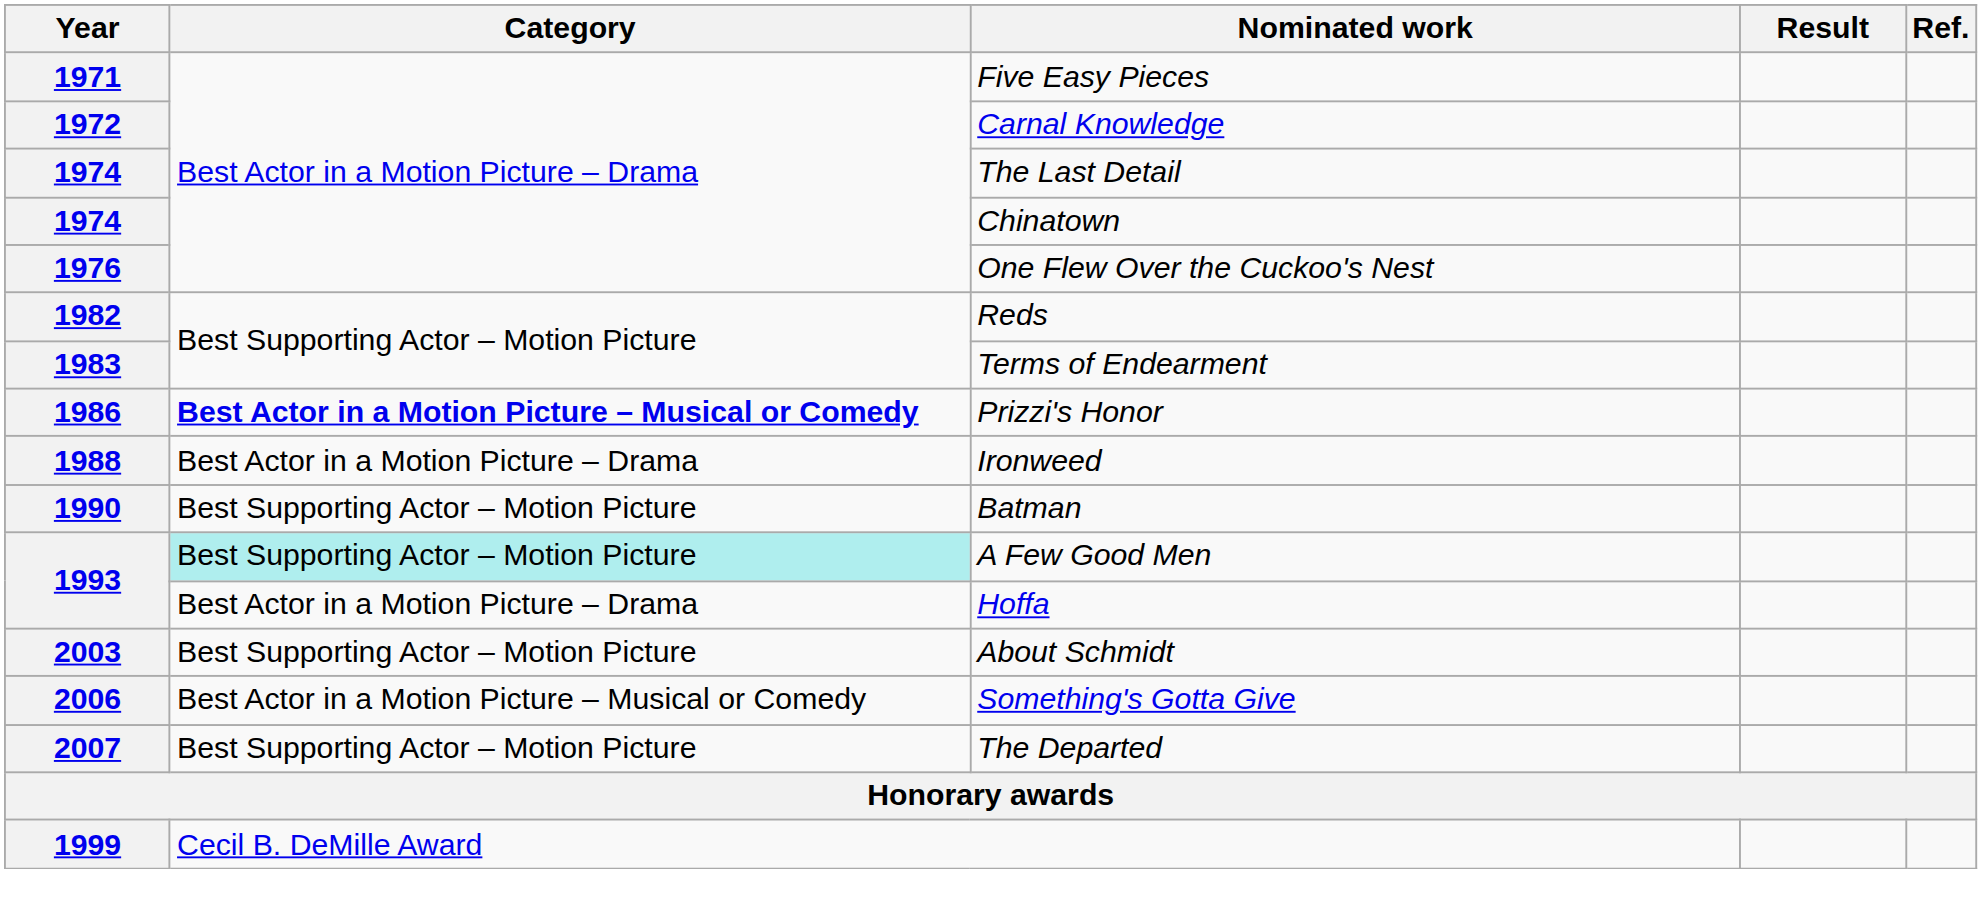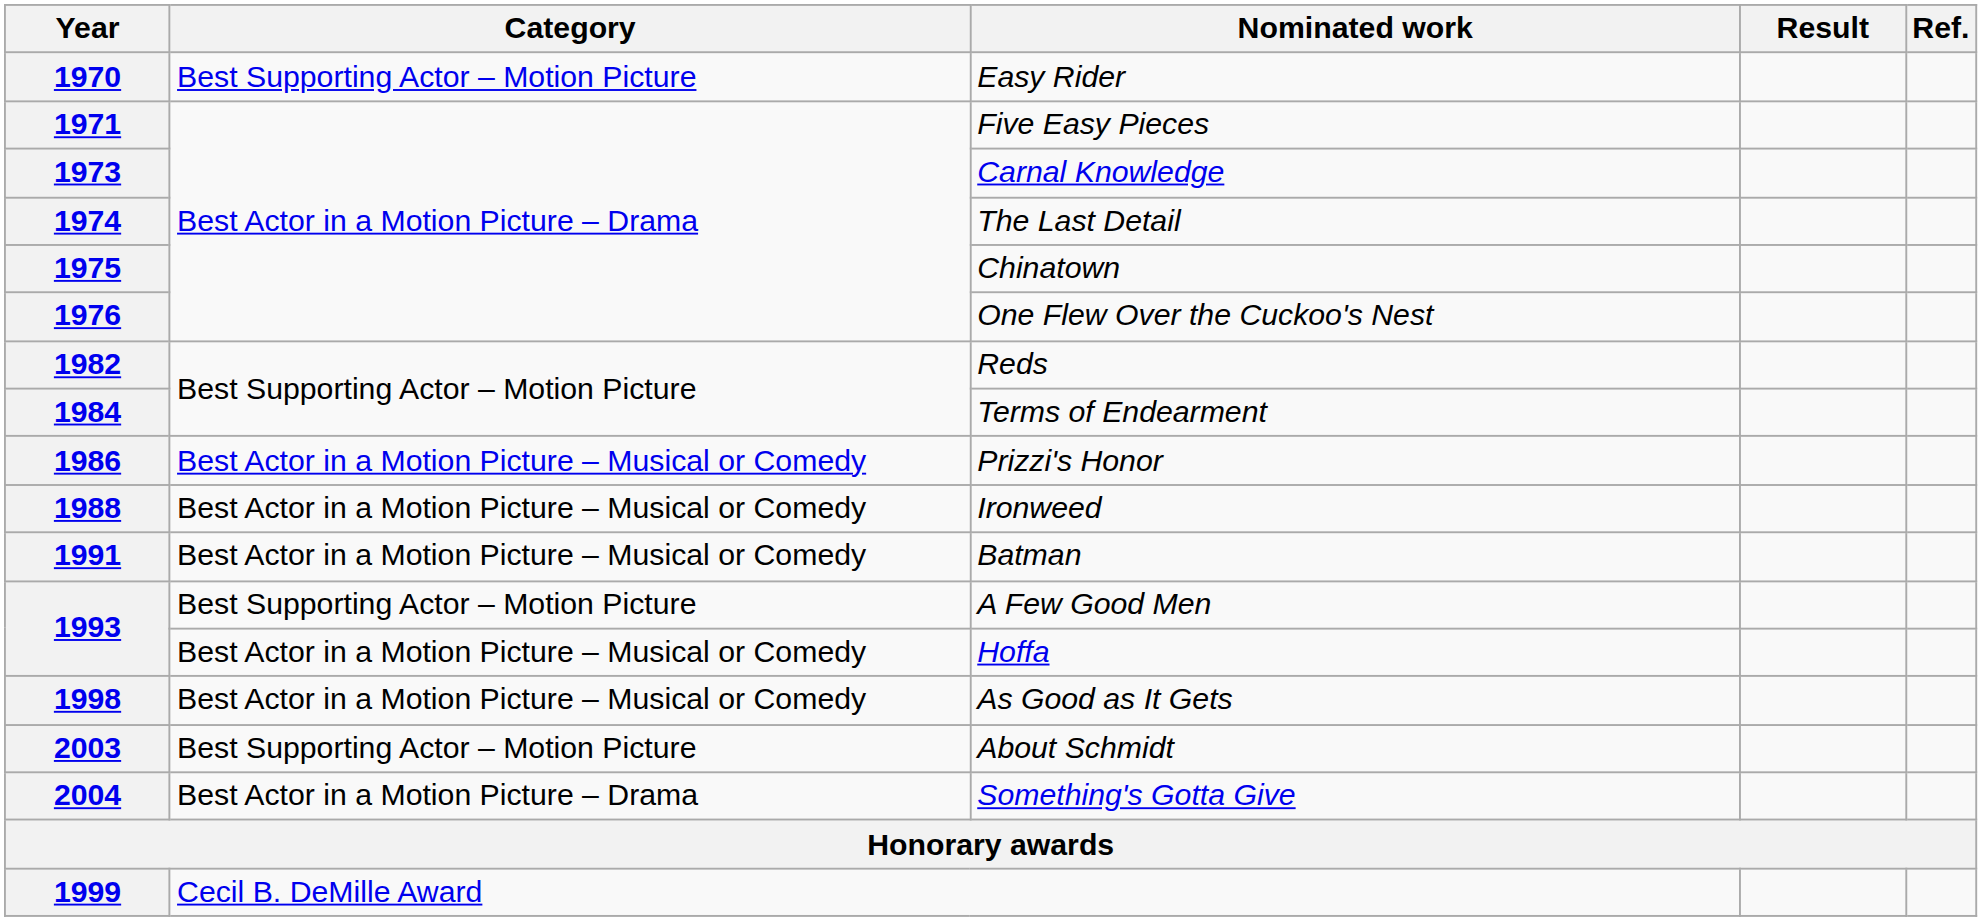+ row: (1051, 76)
(88, 124) 1972 -> (88, 172) 1973
(88, 220) 1974 -> (88, 268) 1975
(88, 364) 1983 -> (88, 412) 1984
(548, 412) bold -> (522, 460) normal
(438, 460) Best Actor in a Motion Picture – Drama -> (522, 508) Best Actor in a Motion Picture – Musical or Comedy
(88, 508) 1990 -> (88, 556) 1991
(437, 508) Best Supporting Actor – Motion Picture -> (522, 556) Best Actor in a Motion Picture – Musical or Comedy
(437, 556) paleturquoise background -> (437, 603) no background
(438, 603) Best Actor in a Motion Picture – Drama -> (522, 651) Best Actor in a Motion Picture – Musical or Comedy
+ row: (1105, 699)
(88, 699) 2006 -> (88, 795) 2004
(522, 699) Best Actor in a Motion Picture – Musical or Comedy -> (438, 795) Best Actor in a Motion Picture – Drama
- row: (1070, 747)
